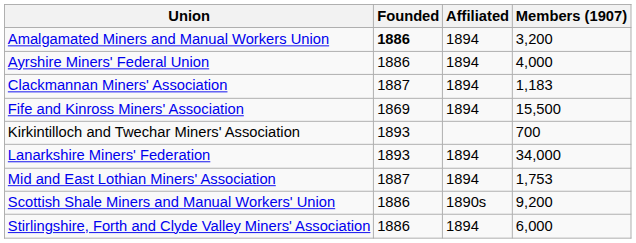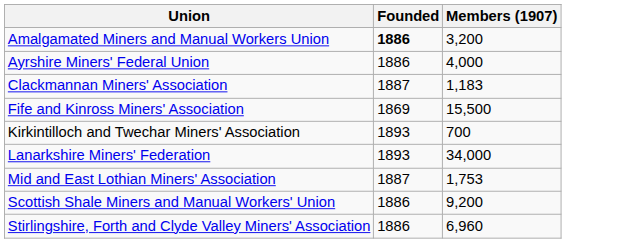- column: (478, 16)
(534, 226) 6,000 -> (465, 226) 6,960
